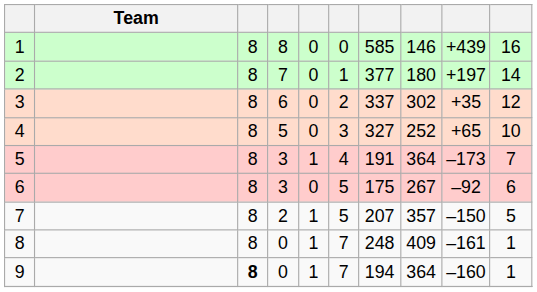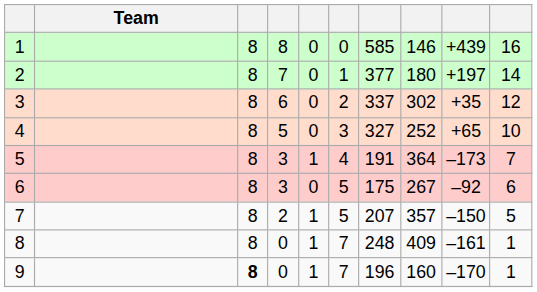(380, 272) 194 -> (380, 272) 196
(421, 272) 364 -> (421, 272) 160
(466, 272) –160 -> (466, 272) –170
